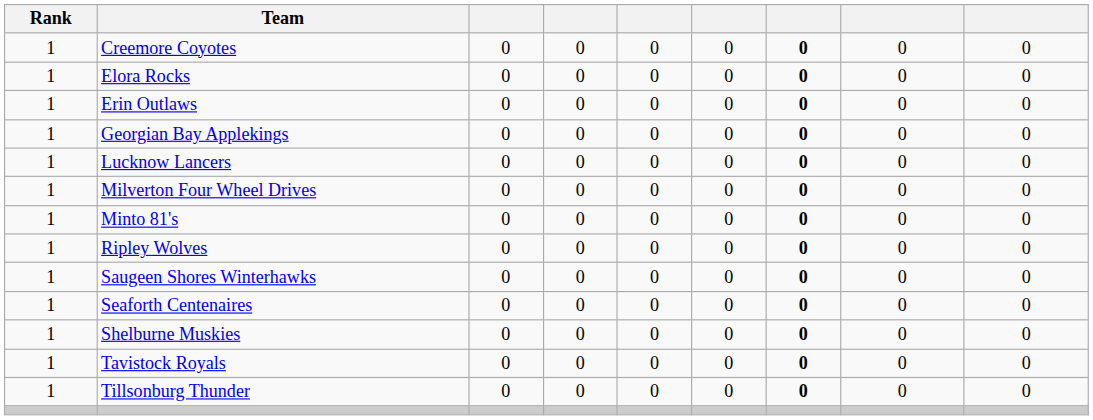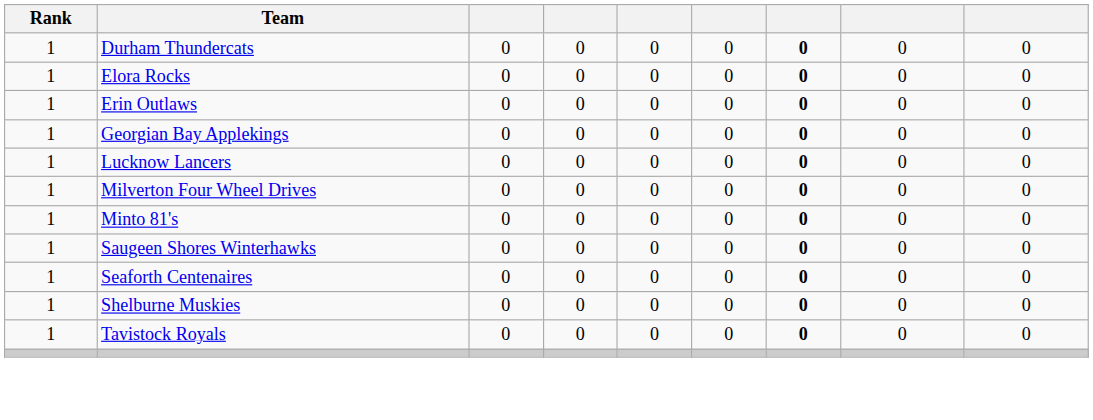- row: (169, 47)
+ row: (178, 47)
- row: (154, 248)
- row: (176, 391)
